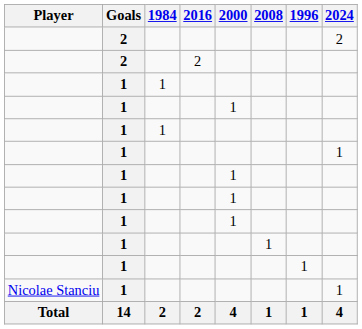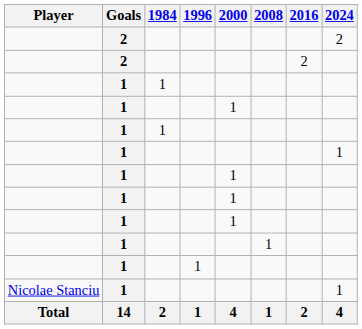columns swapped: (304, 15) <-> (198, 15)
